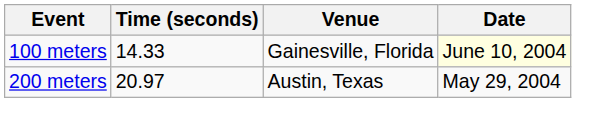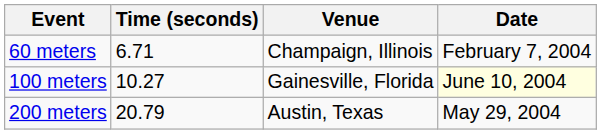+ row: (53, 50)
(140, 50) 14.33 -> (140, 81) 10.27
(140, 81) 20.97 -> (140, 112) 20.79
